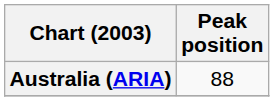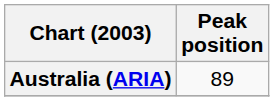(222, 78) 88 -> (222, 78) 89
